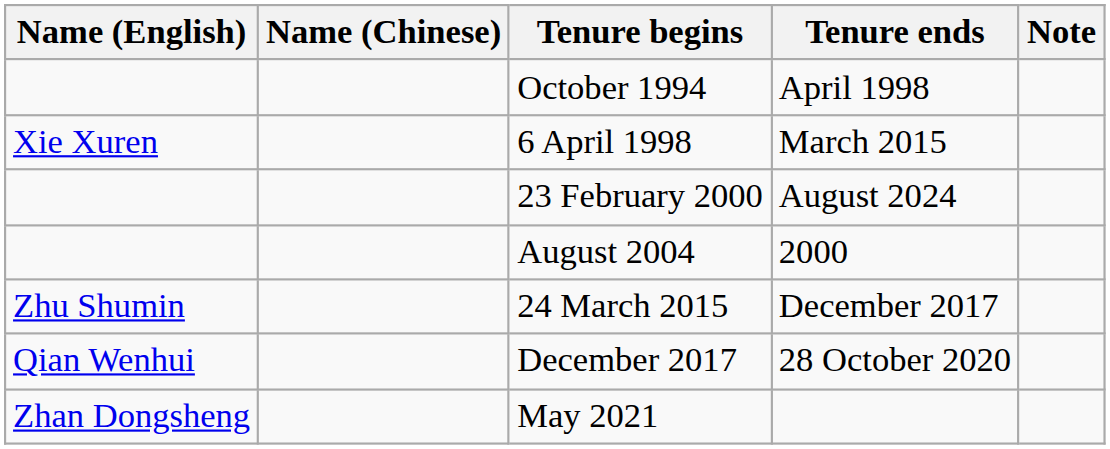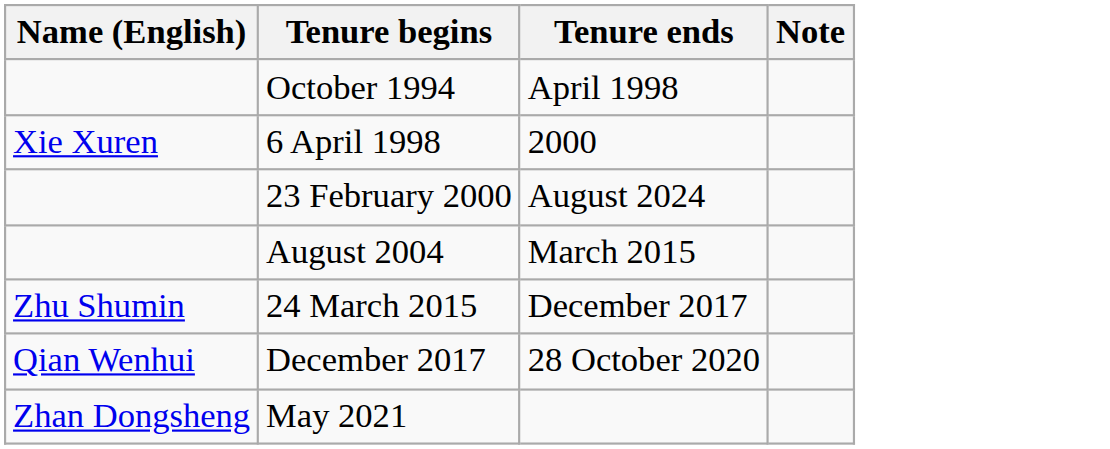- column: (384, 31)
(863, 141) March 2015 -> (562, 141) 2000
(813, 251) 2000 -> (612, 251) March 2015
